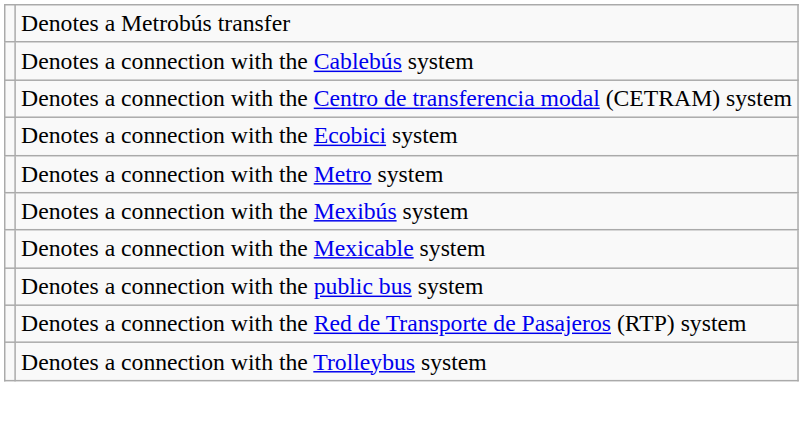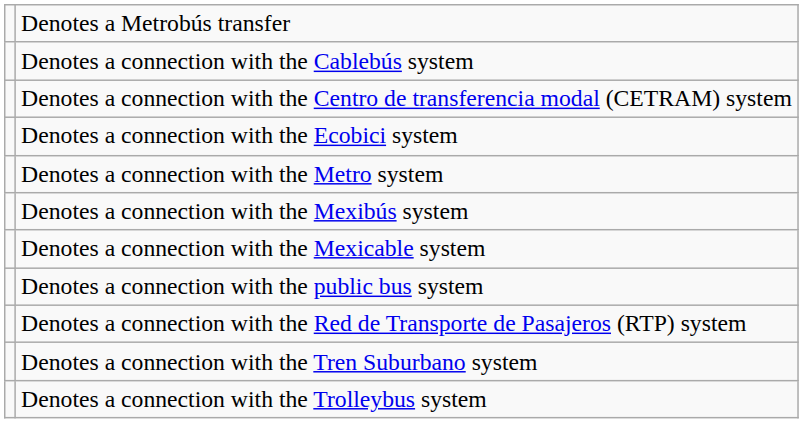+ row: (279, 361)
